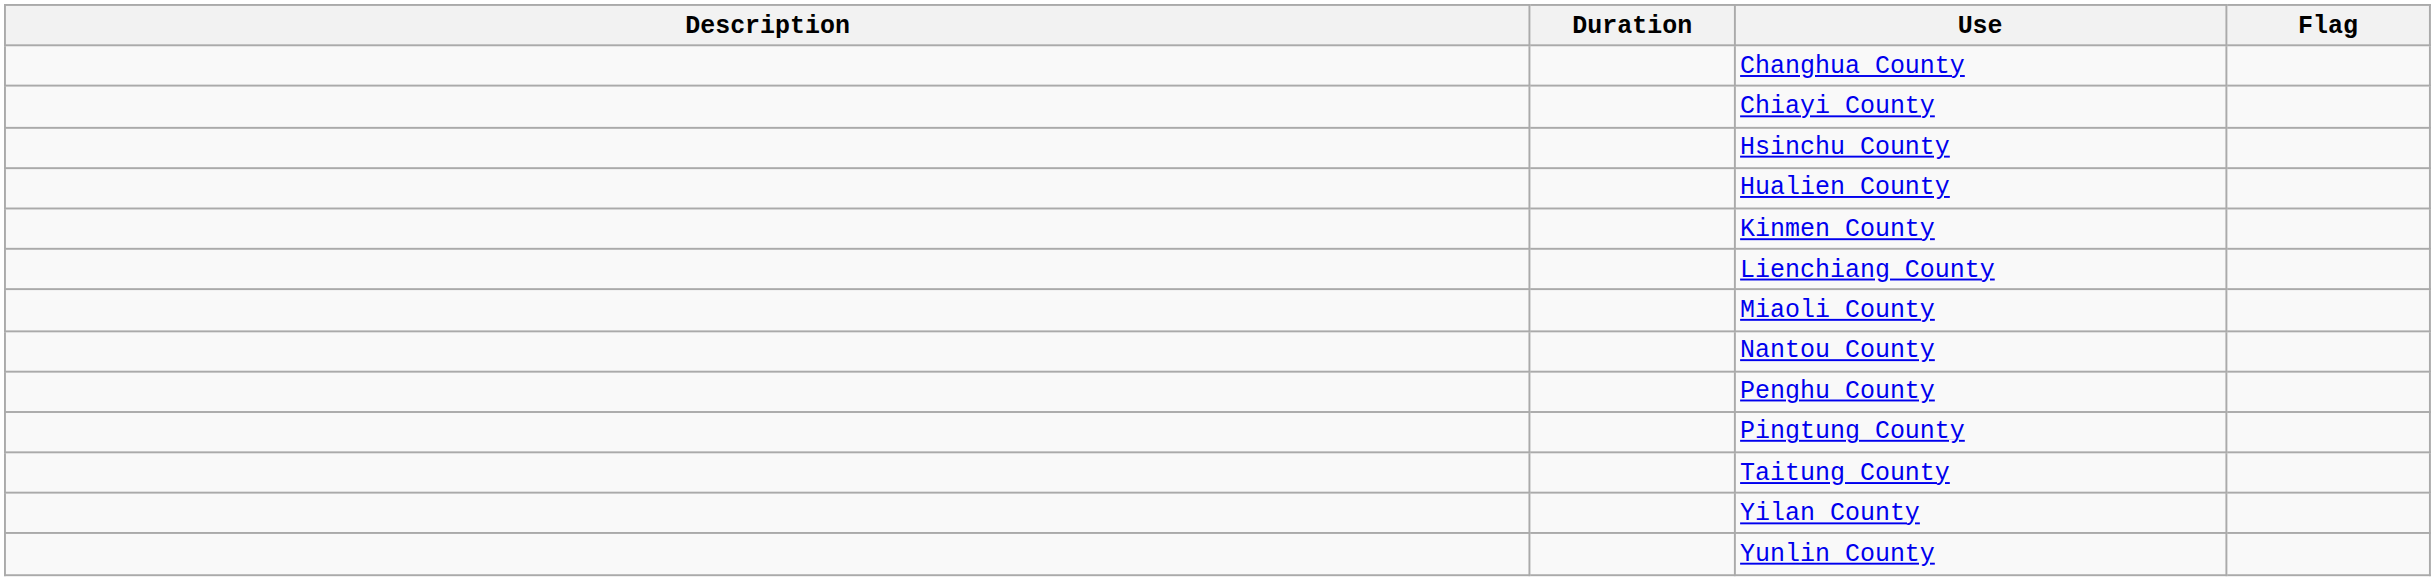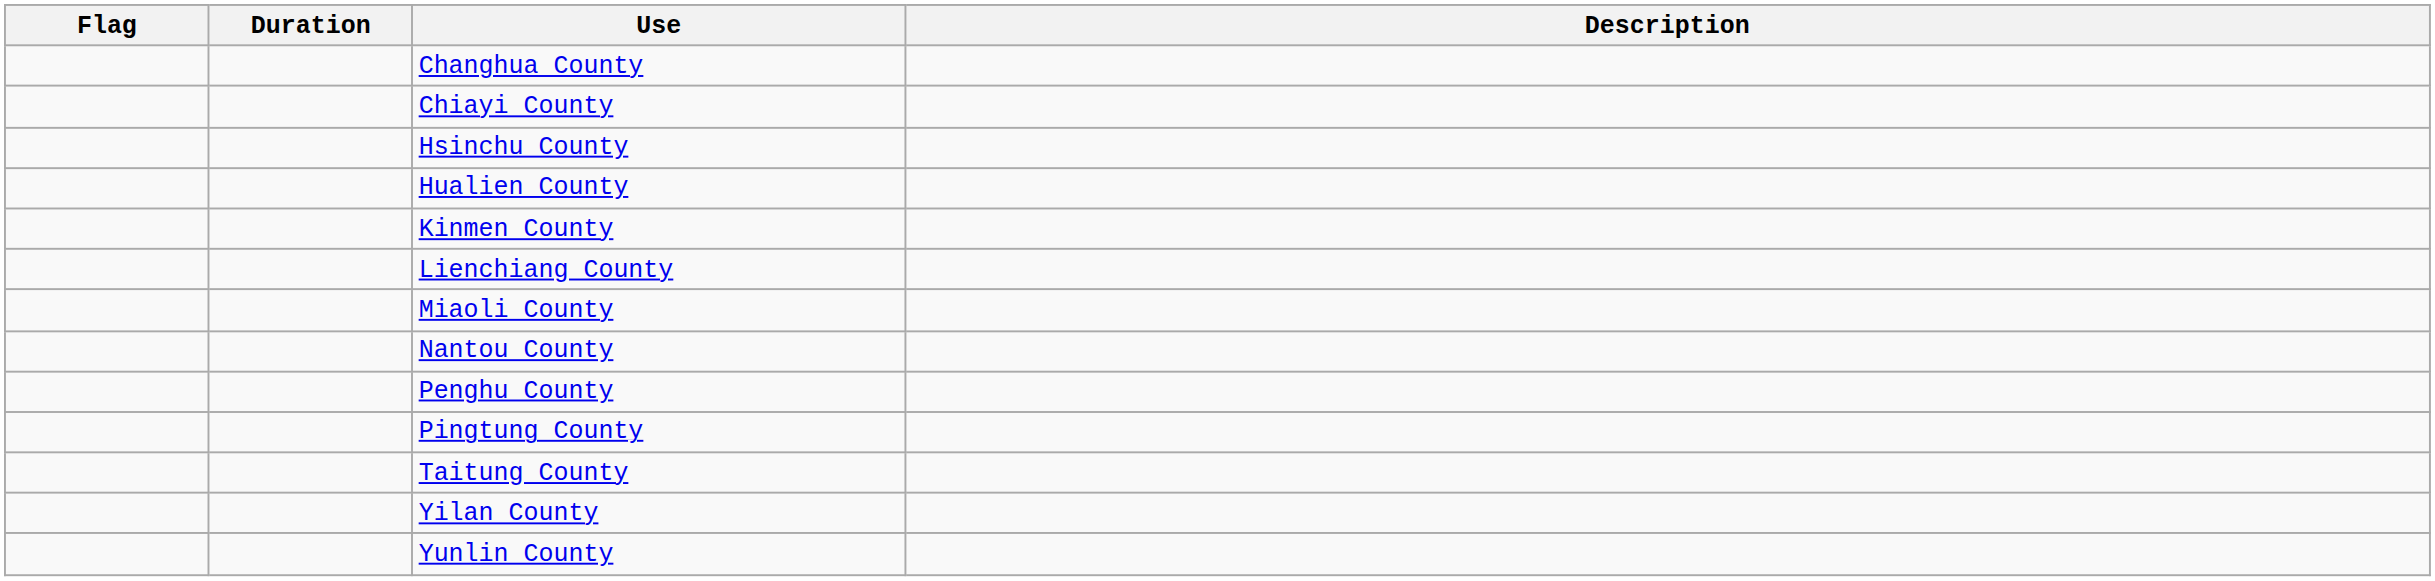columns swapped: (2328, 25) <-> (768, 25)
